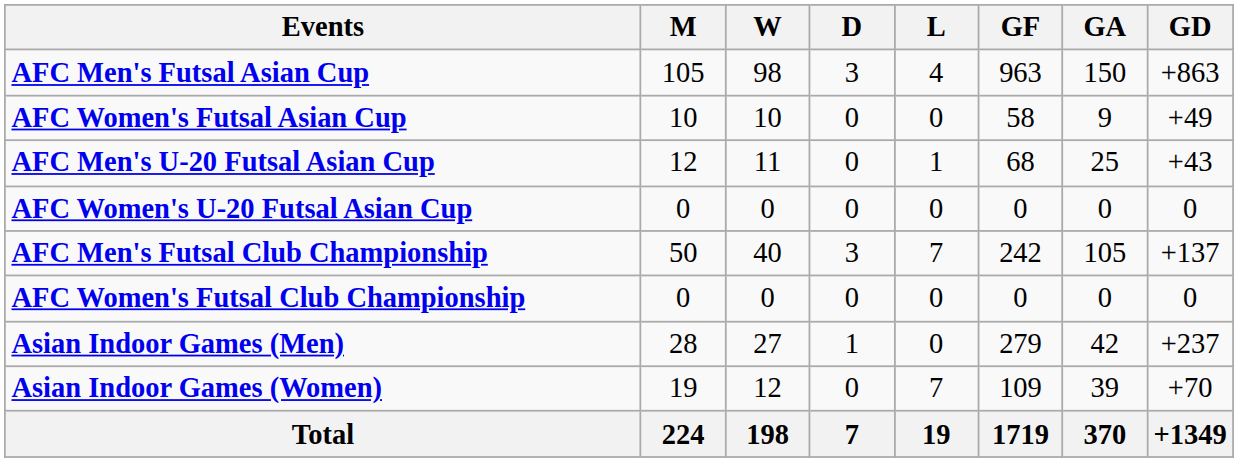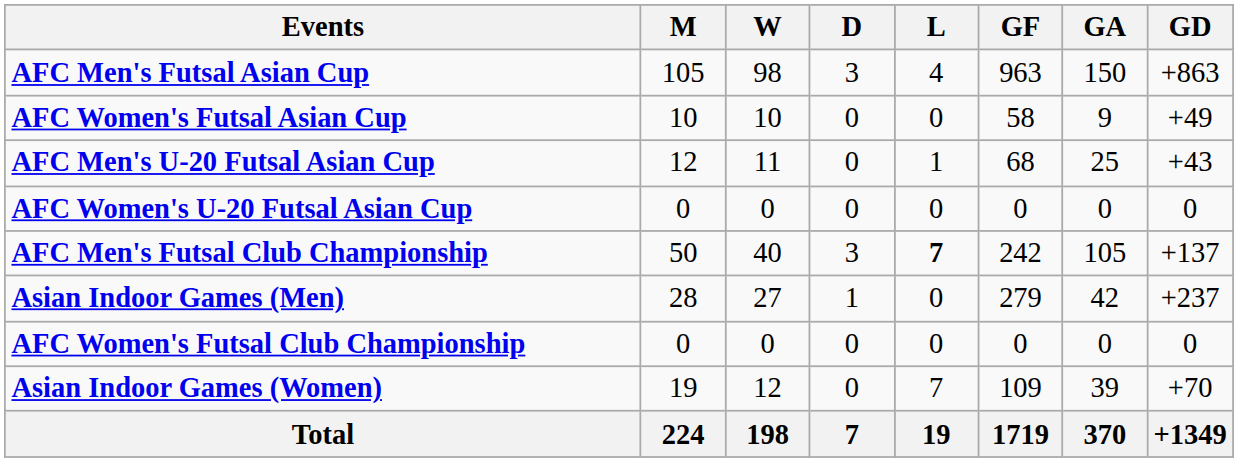(936, 252) normal -> (936, 252) bold
rows swapped: (268, 298) <-> (178, 343)
